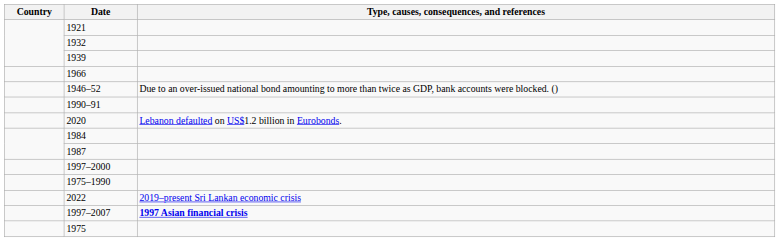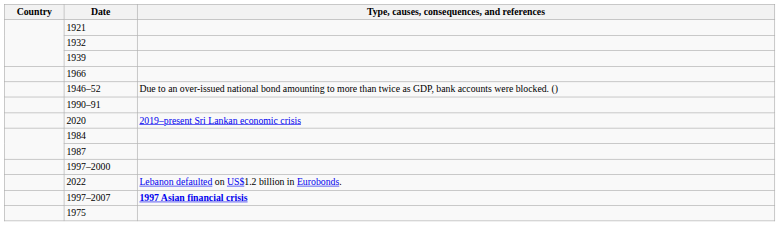(241, 120) Lebanon defaulted on US$1.2 billion in Eurobonds. -> (220, 120) 2019–present Sri Lankan economic crisis
- row: (88, 182)
(220, 197) 2019–present Sri Lankan economic crisis -> (241, 182) Lebanon defaulted on US$1.2 billion in Eurobonds.
